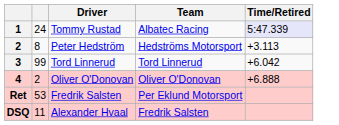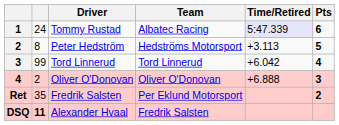+ column: (324, 13)
(40, 96) 53 -> (40, 96) 35
(40, 112) normal -> (40, 112) bold
